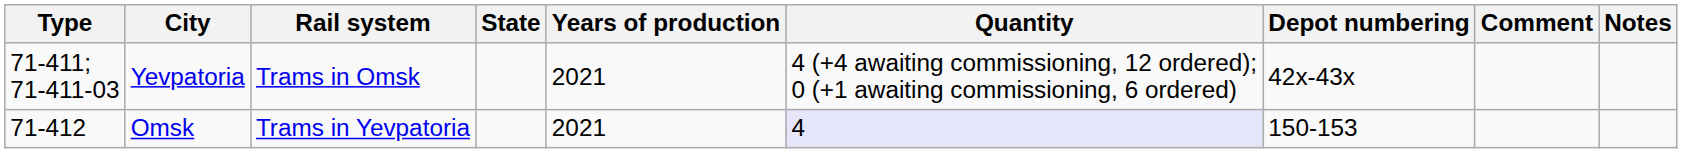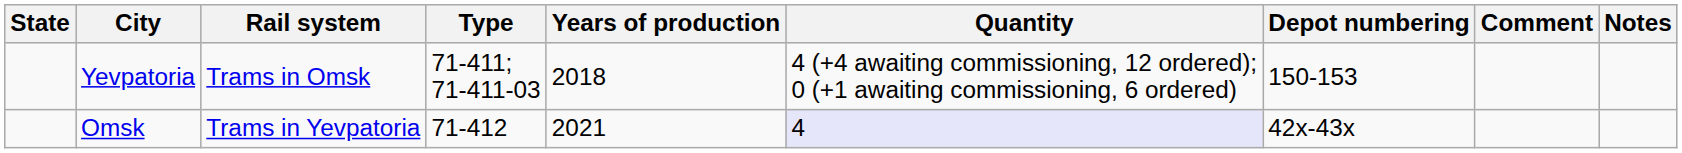columns swapped: (511, 23) <-> (65, 23)
(579, 76) 2021 -> (579, 76) 2018
(1312, 76) 42х-43x -> (1313, 76) 150-153
(1313, 128) 150-153 -> (1312, 128) 42х-43x
